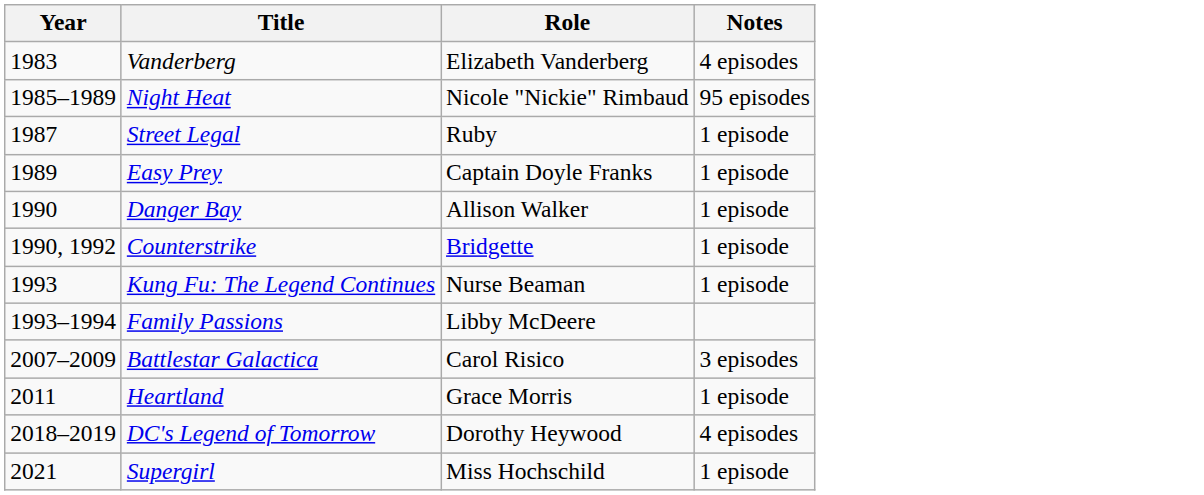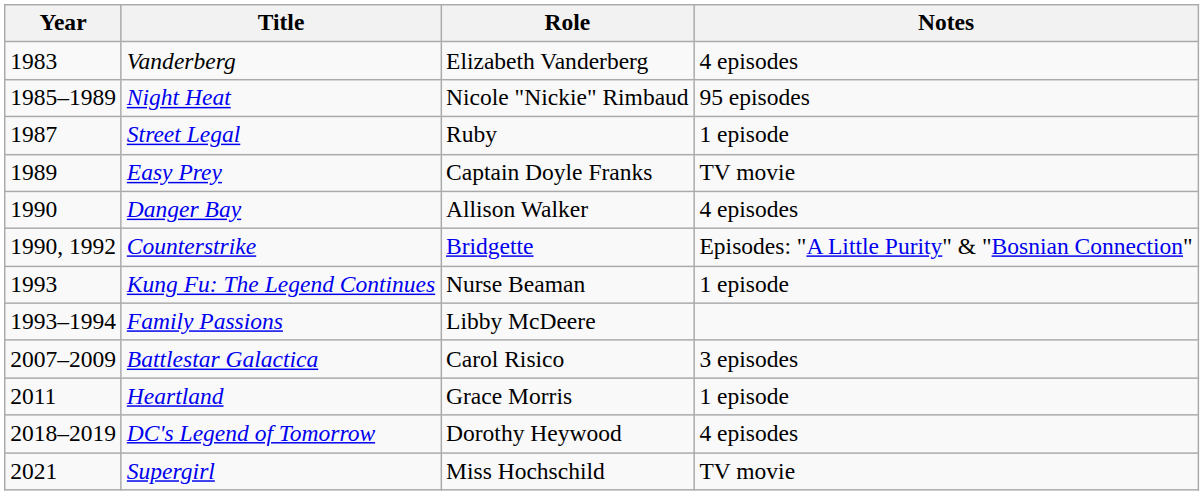(744, 172) 1 episode -> (747, 172) TV movie
(744, 209) 1 episode -> (749, 209) 4 episodes
(744, 246) 1 episode -> (946, 246) Episodes: "A Little Purity" & "Bosnian Connection"
(744, 470) 1 episode -> (747, 470) TV movie
